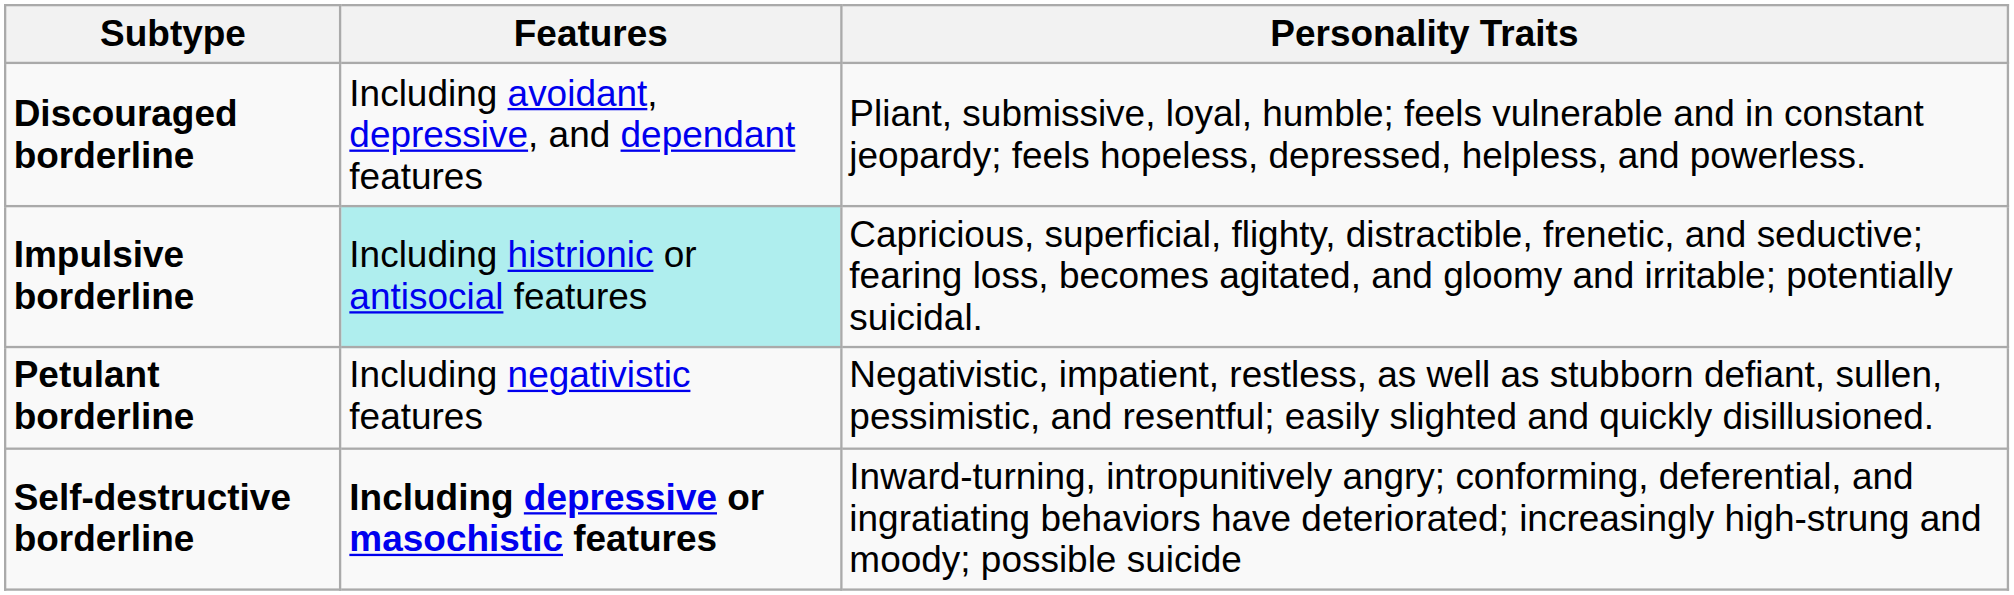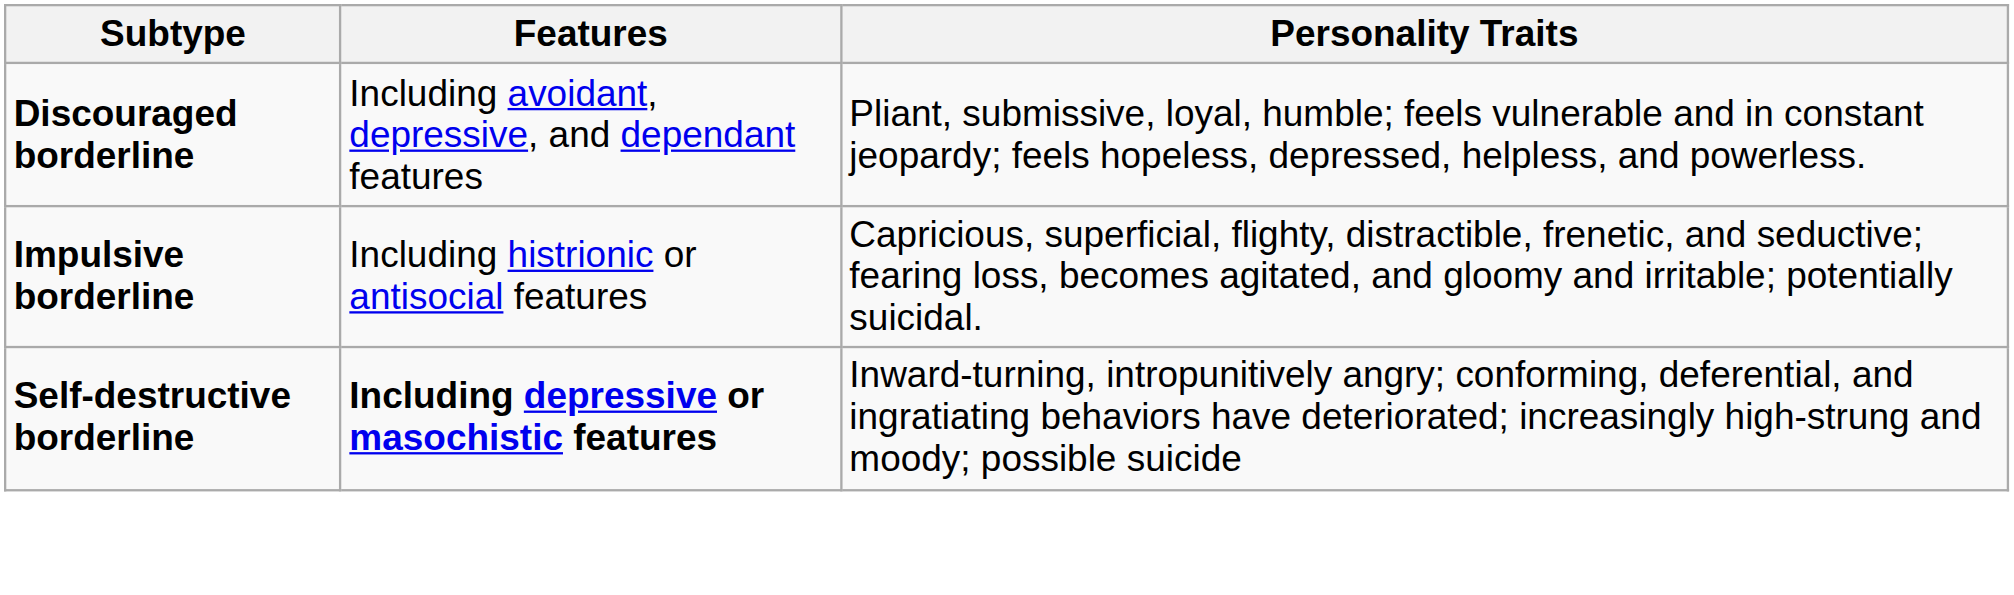(523, 275) paleturquoise background -> (523, 275) no background
- row: (104, 396)
